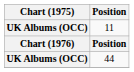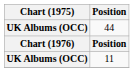rows swapped: (109, 28) <-> (109, 59)
